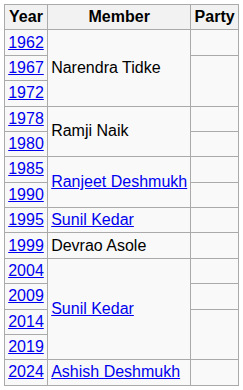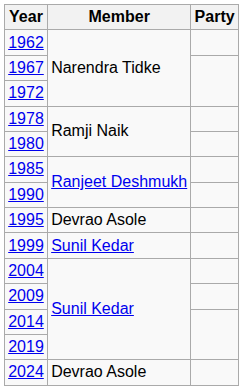(93, 220) Sunil Kedar -> (99, 220) Devrao Asole
(99, 245) Devrao Asole -> (93, 245) Sunil Kedar
(116, 372) Ashish Deshmukh -> (99, 372) Devrao Asole
